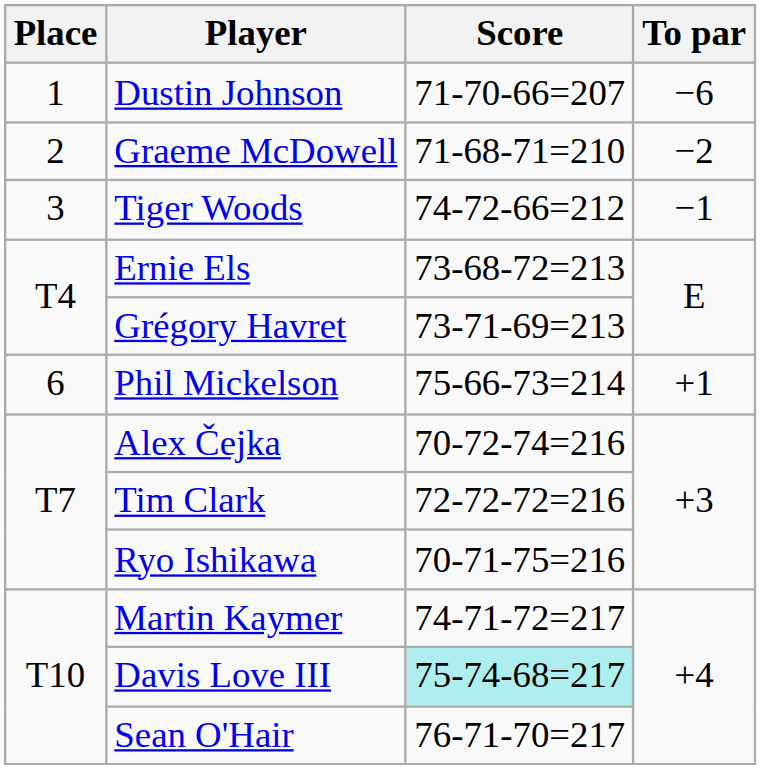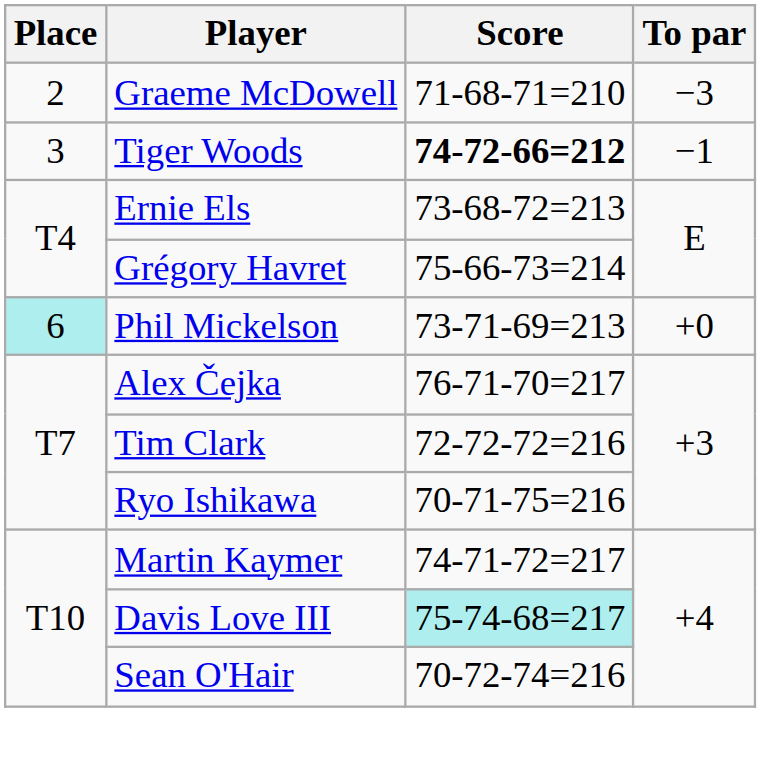- row: (228, 92)
(694, 150) −2 -> (694, 92) −3
(520, 208) normal -> (520, 150) bold
(520, 325) 73-71-69=213 -> (520, 267) 75-66-73=214
(55, 383) no background -> (55, 325) paleturquoise background
(520, 383) 75-66-73=214 -> (520, 325) 73-71-69=213
(694, 383) +1 -> (694, 325) +0
(520, 442) 70-72-74=216 -> (520, 383) 76-71-70=217
(520, 734) 76-71-70=217 -> (520, 675) 70-72-74=216
